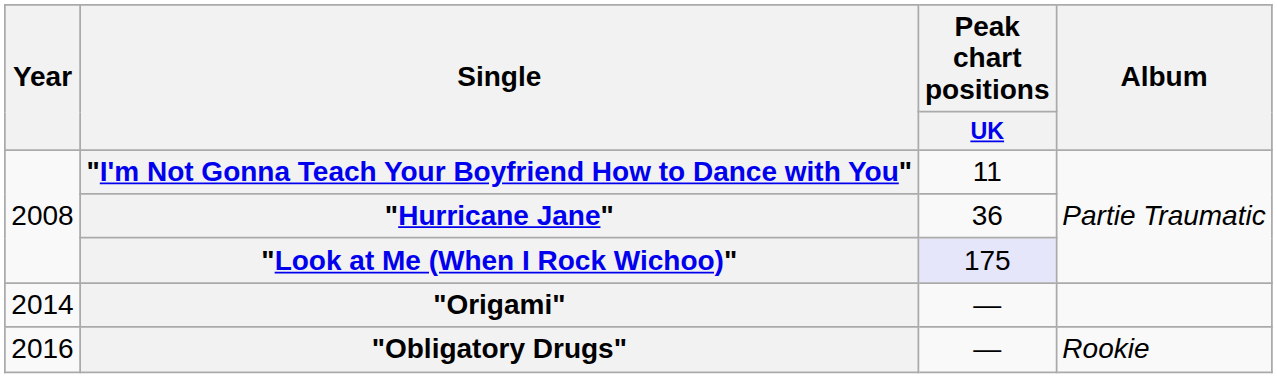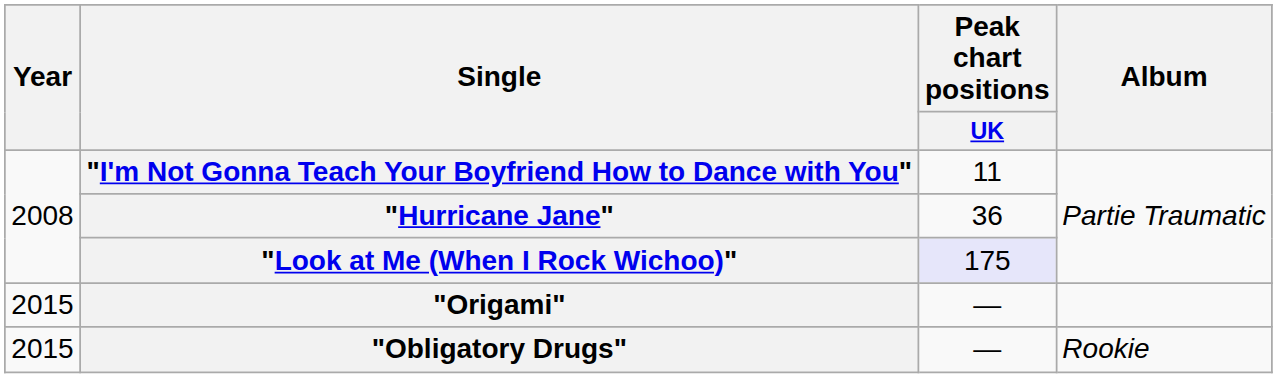(42, 304) 2014 -> (42, 304) 2015
(42, 349) 2016 -> (42, 349) 2015
